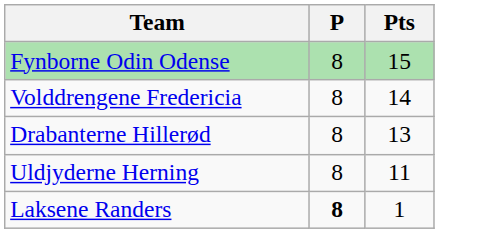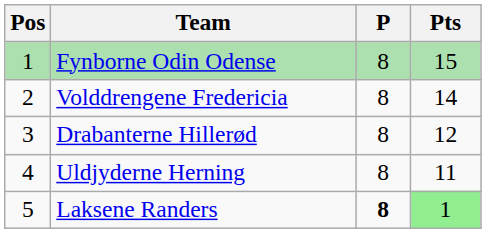+ column: (28, 23)
(399, 135) 13 -> (445, 135) 12
(399, 209) no background -> (445, 209) lightgreen background
